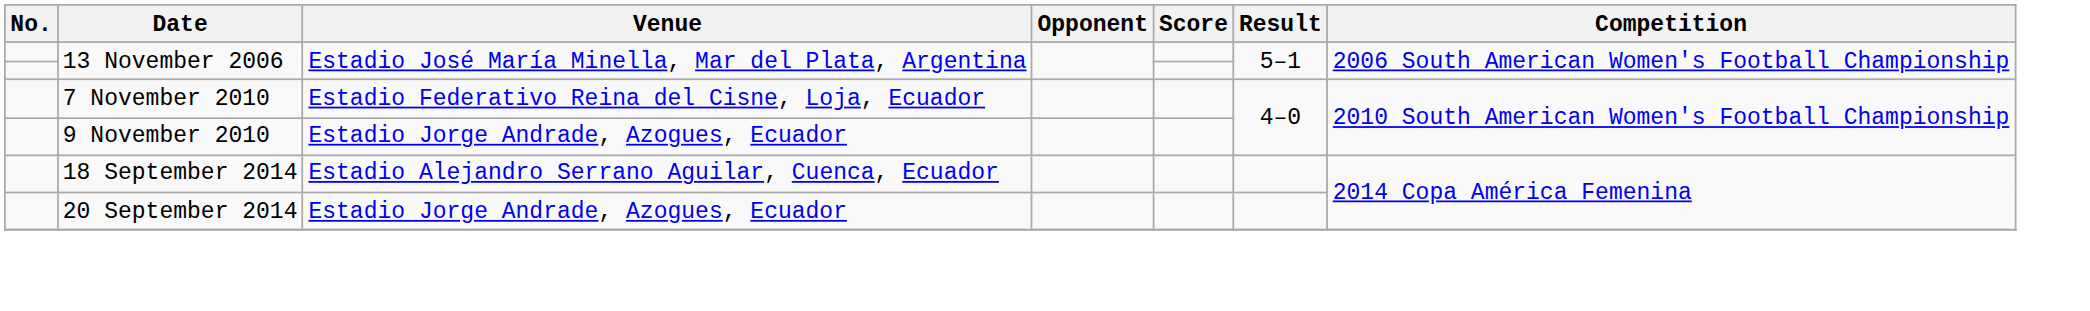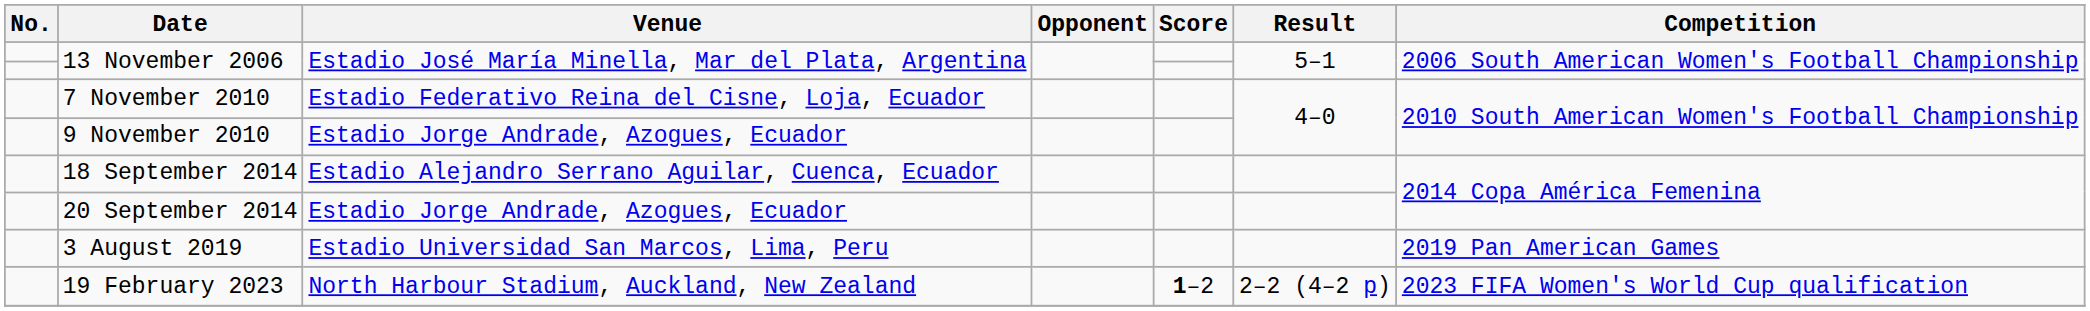+ row: (153, 249)
+ row: (173, 286)
